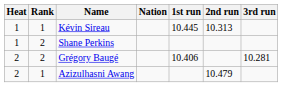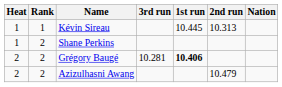columns swapped: (153, 12) <-> (259, 12)
(185, 58) normal -> (189, 58) bold
(42, 74) 1 -> (42, 74) 2
